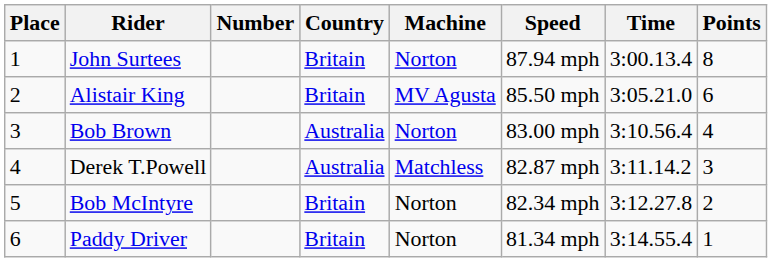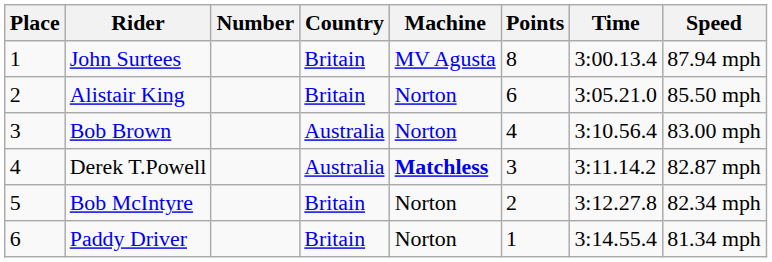columns swapped: (553, 22) <-> (732, 22)
(426, 58) Norton -> (445, 58) MV Agusta
(445, 94) MV Agusta -> (426, 94) Norton
(439, 167) normal -> (441, 167) bold
